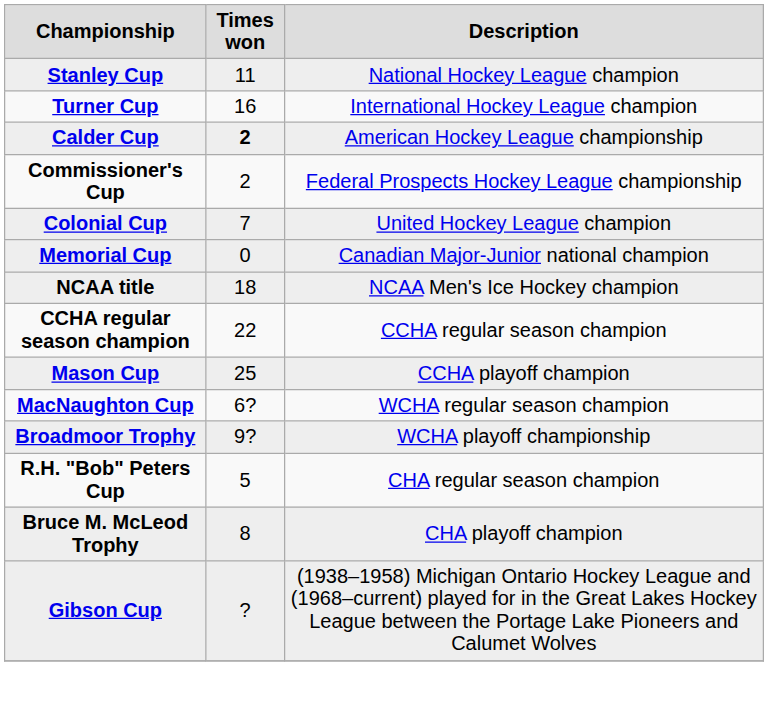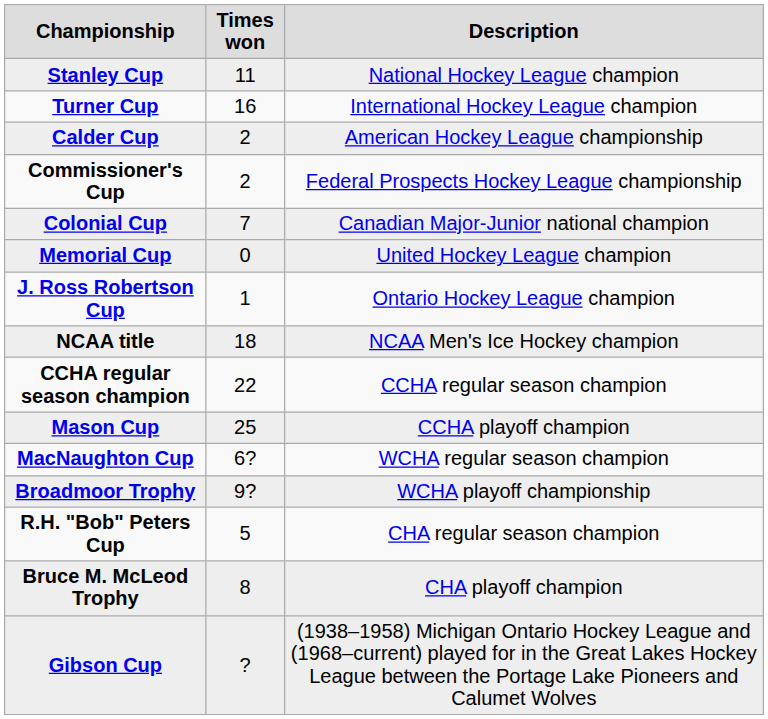(245, 138) bold -> (245, 138) normal
(524, 223) United Hockey League champion -> (524, 223) Canadian Major-Junior national champion
(524, 255) Canadian Major-Junior national champion -> (524, 255) United Hockey League champion
+ row: (105, 298)
